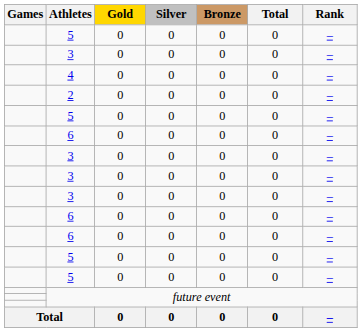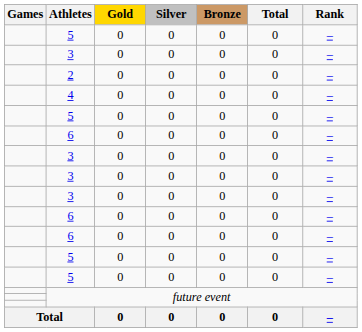rows swapped: (70, 95) <-> (70, 75)
